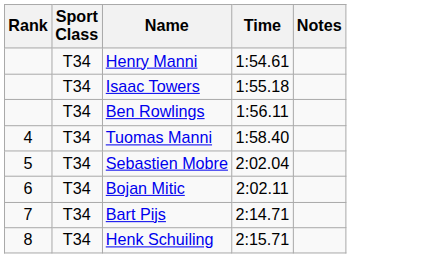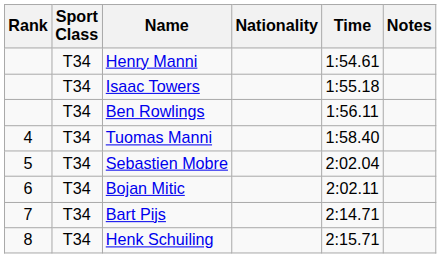+ column: (277, 26)
